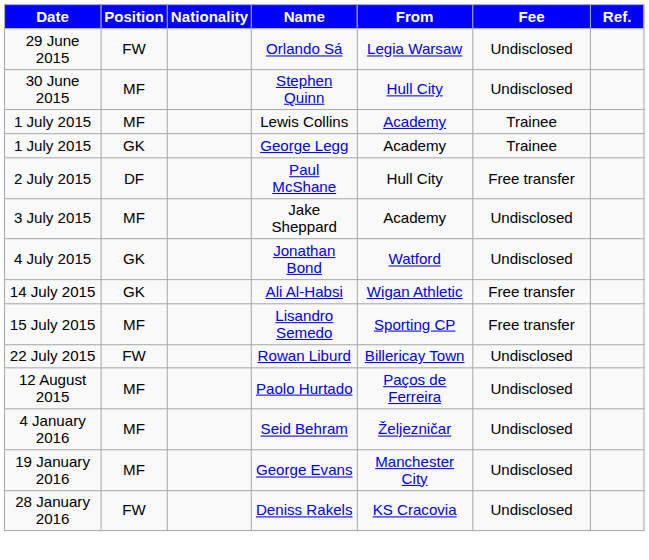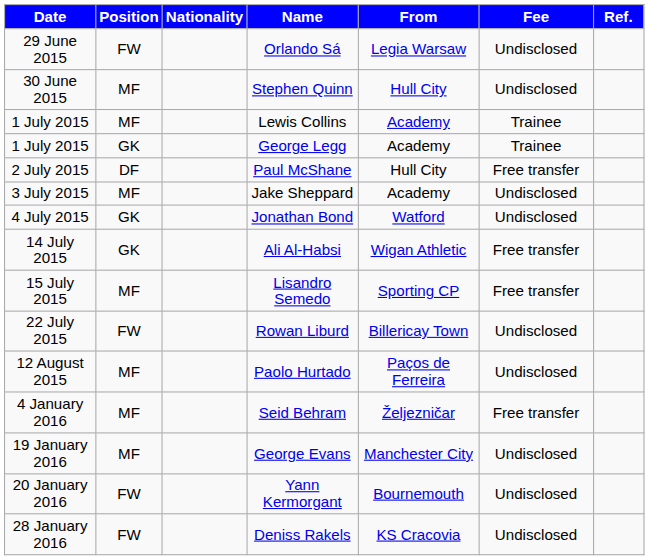(532, 430) Undisclosed -> (536, 413) Free transfer
+ row: (302, 494)
